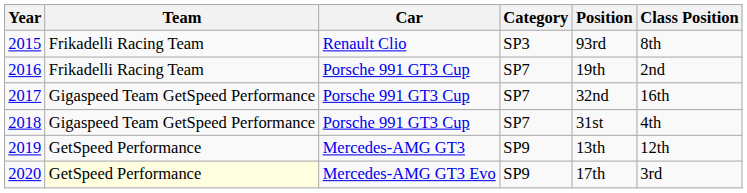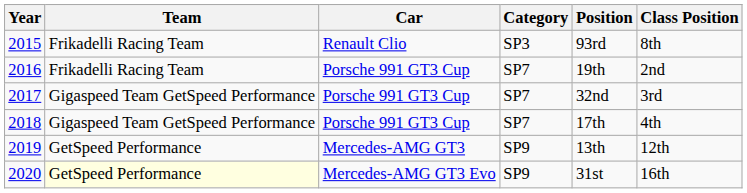(655, 95) 16th -> (651, 95) 3rd
(590, 122) 31st -> (591, 122) 17th
(591, 174) 17th -> (590, 174) 31st
(651, 174) 3rd -> (655, 174) 16th
